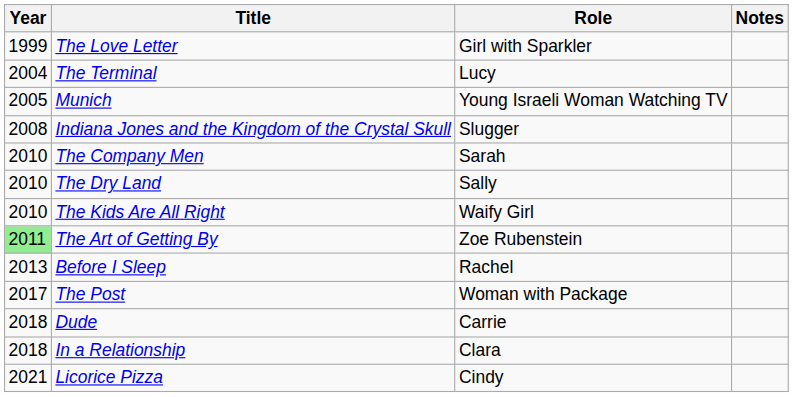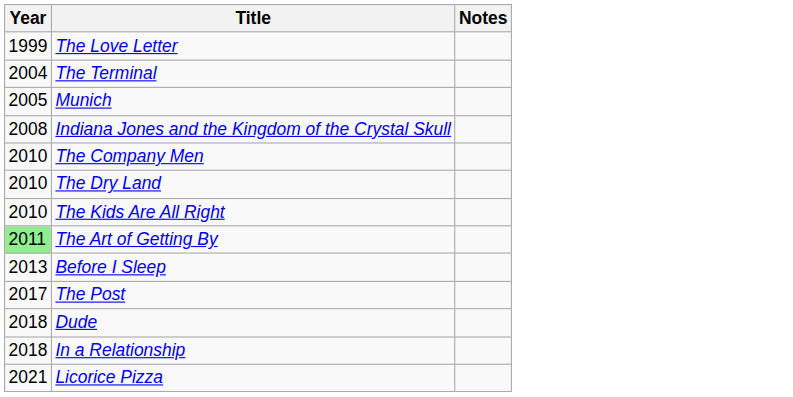- column: (593, 18)
